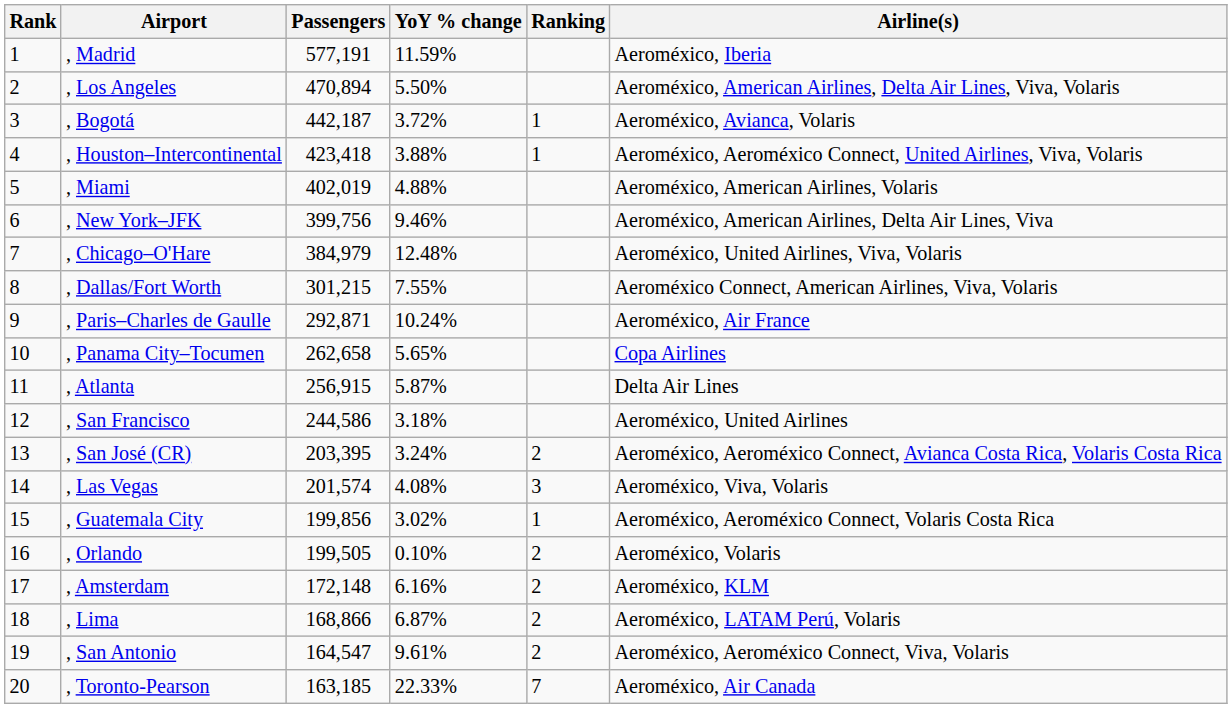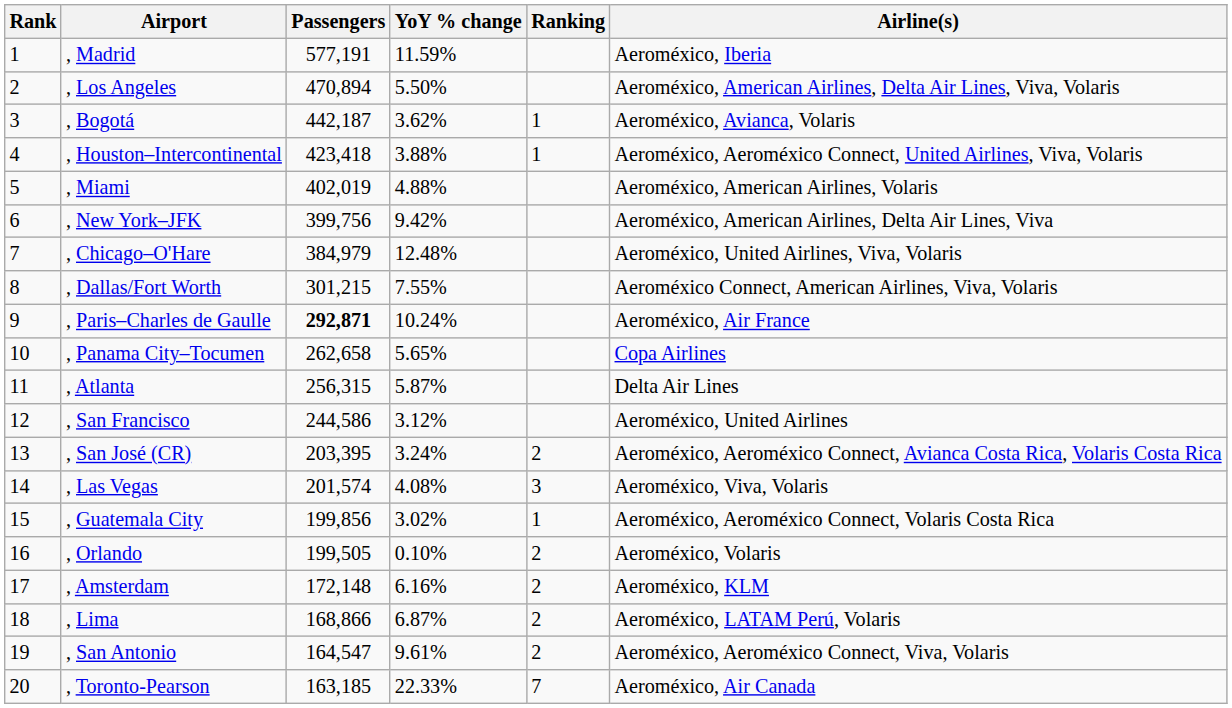(421, 121) 3.72% -> (421, 121) 3.62%
(421, 221) 9.46% -> (421, 221) 9.42%
(338, 320) normal -> (338, 320) bold
(338, 387) 256,915 -> (338, 387) 256,315
(421, 420) 3.18% -> (421, 420) 3.12%
